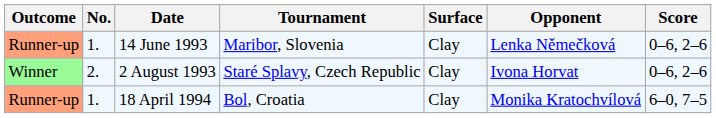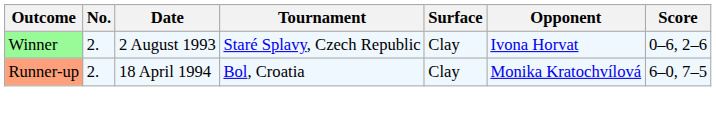- row: (163, 44)
(93, 98) 1. -> (93, 71) 2.
